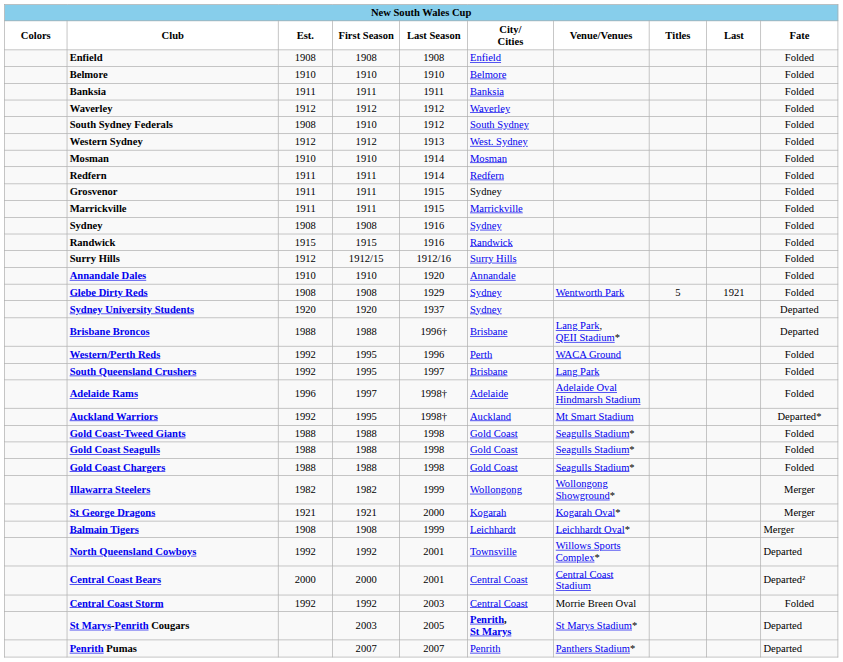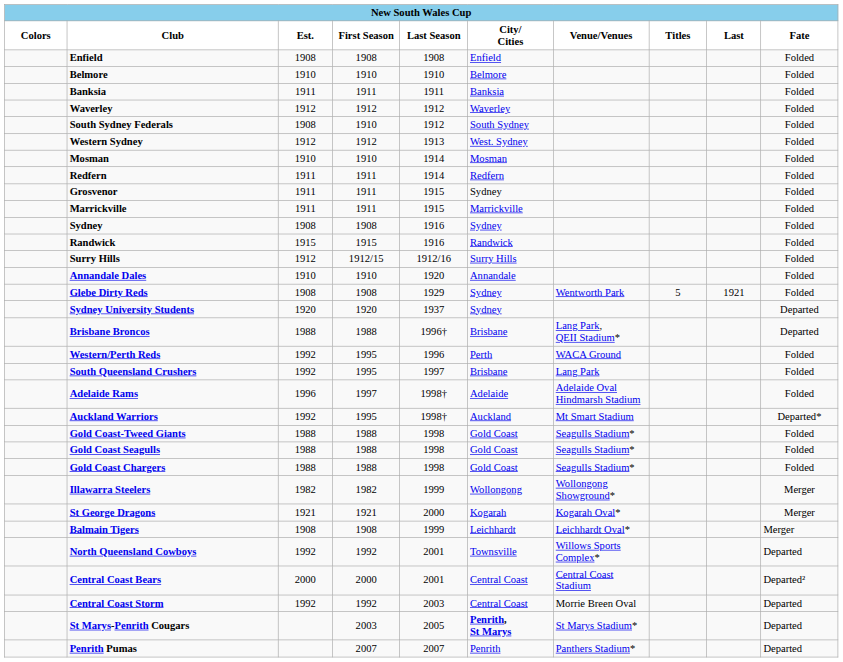(799, 603) Folded -> (783, 603) Departed
